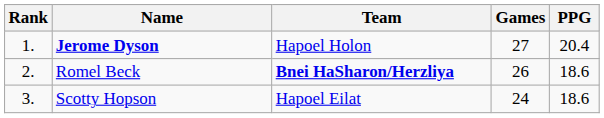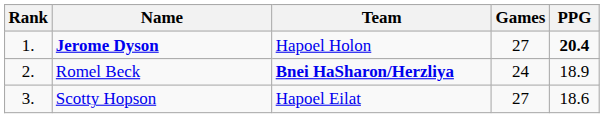(574, 44) normal -> (574, 44) bold
(520, 71) 26 -> (520, 71) 24
(574, 71) 18.6 -> (574, 71) 18.9
(520, 98) 24 -> (520, 98) 27
